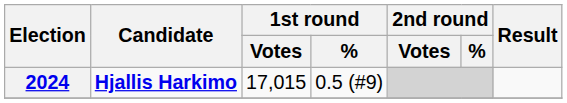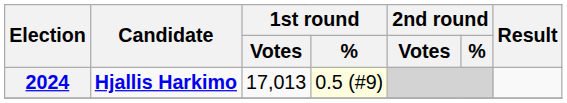(276, 82) 17,015 -> (276, 82) 17,013
(349, 82) no background -> (349, 82) lightyellow background
